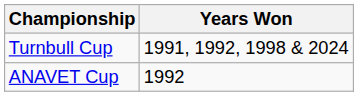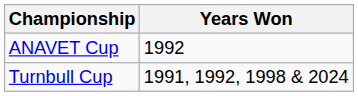rows swapped: (61, 47) <-> (64, 76)
